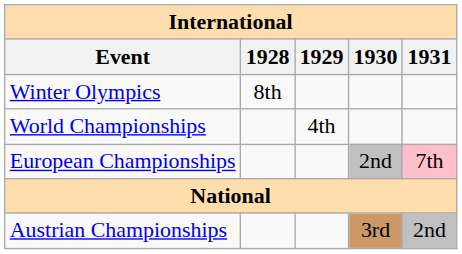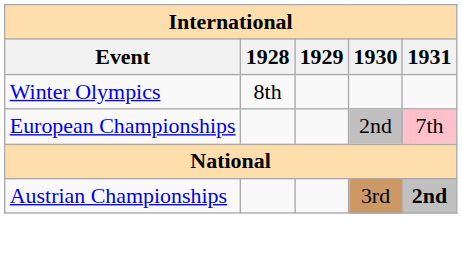- row: (108, 126)
(429, 230) normal -> (429, 195) bold
